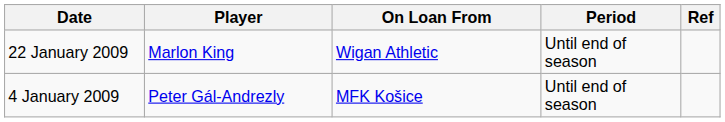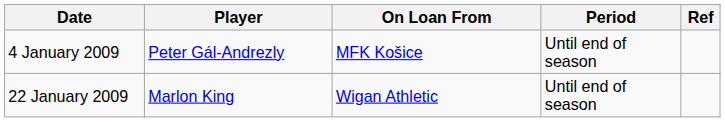rows swapped: (64, 96) <-> (68, 52)
